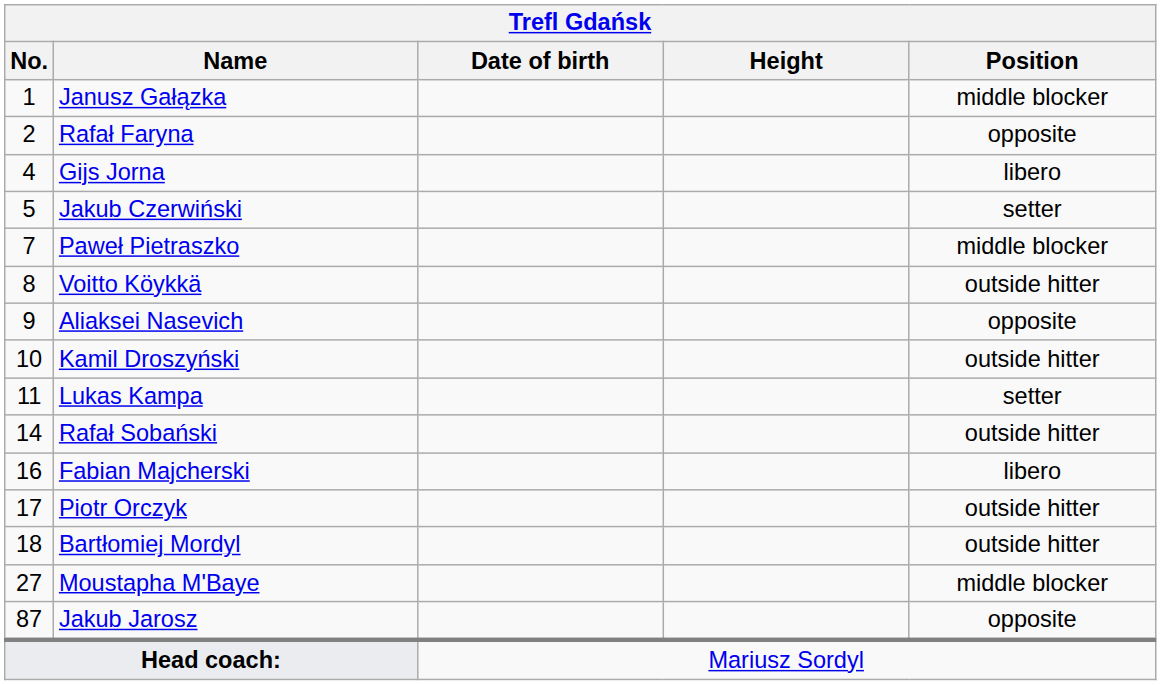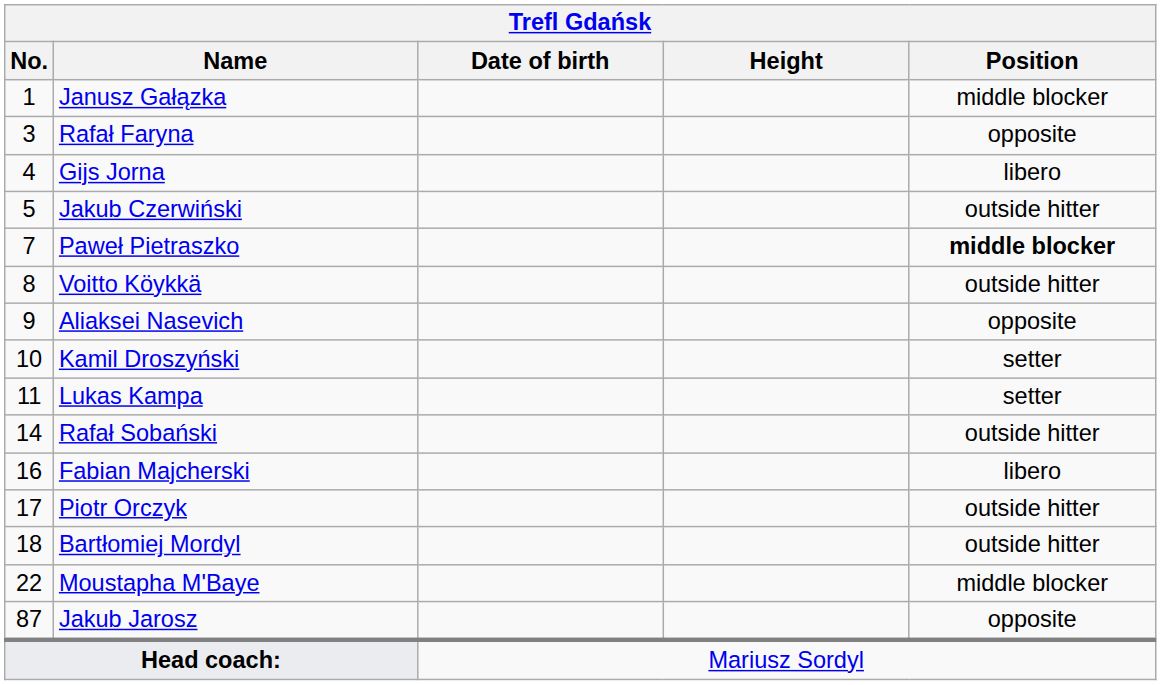(29, 135) 2 -> (29, 135) 3
(1032, 209) setter -> (1032, 209) outside hitter
(1032, 246) normal -> (1032, 246) bold
(1032, 358) outside hitter -> (1032, 358) setter
(29, 582) 27 -> (29, 582) 22
